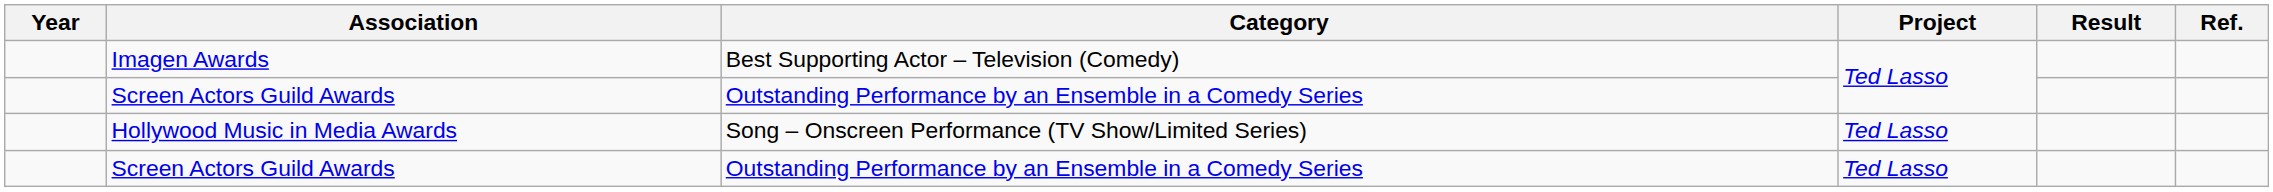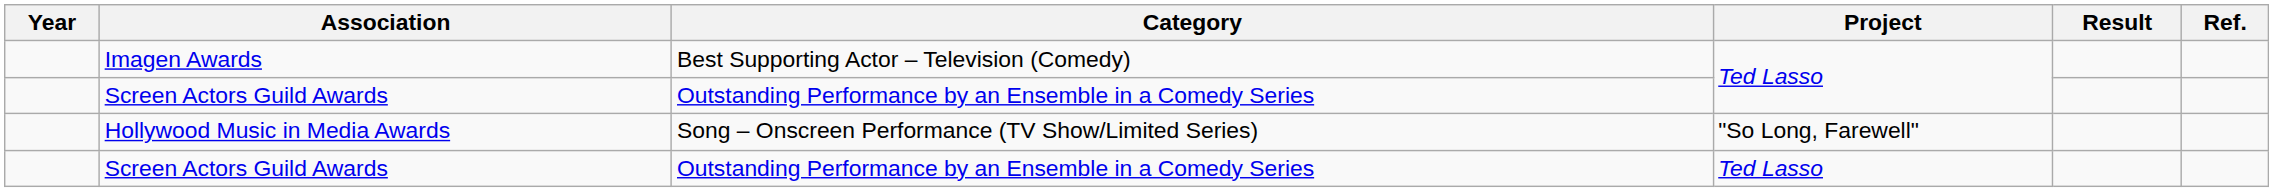(1896, 131) Ted Lasso -> (1819, 131) "So Long, Farewell"
